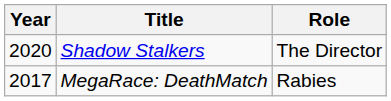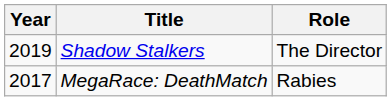(30, 50) 2020 -> (30, 50) 2019
